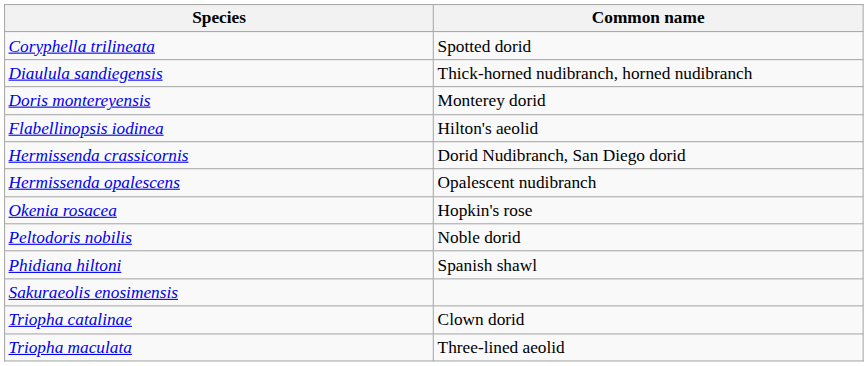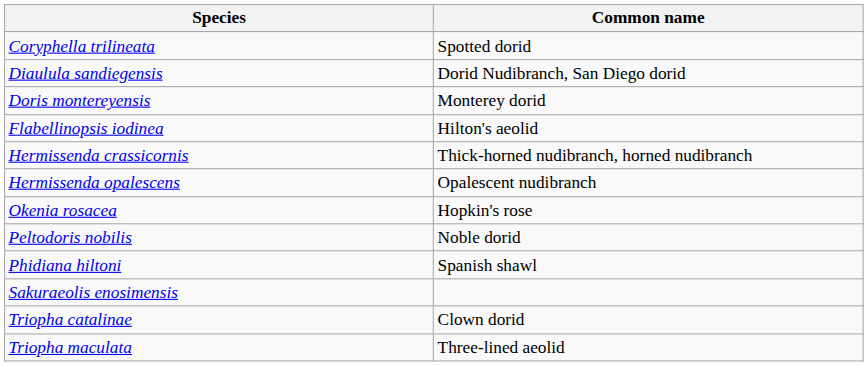(595, 73) Thick-horned nudibranch, horned nudibranch -> (562, 73) Dorid Nudibranch, San Diego dorid
(562, 155) Dorid Nudibranch, San Diego dorid -> (595, 155) Thick-horned nudibranch, horned nudibranch
